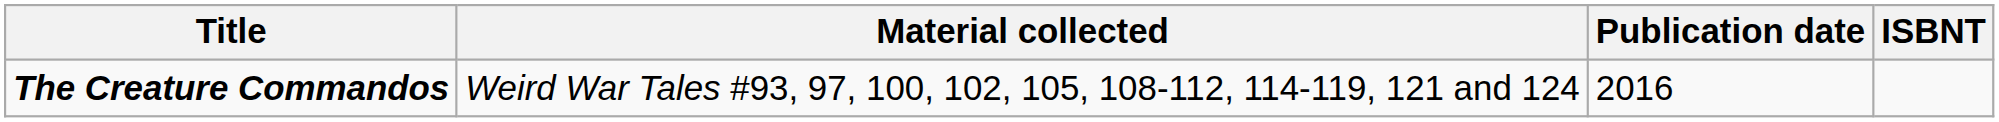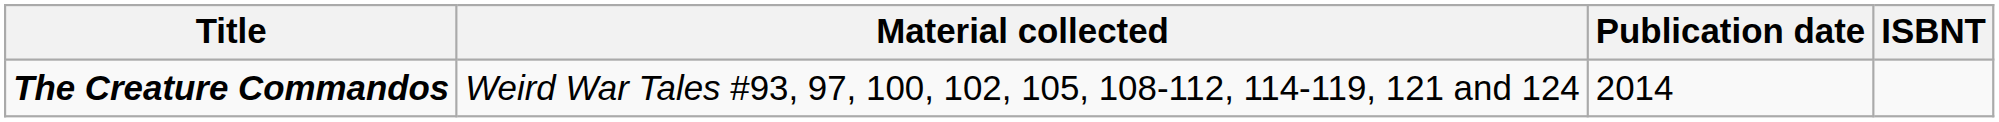(1635, 87) 2016 -> (1635, 87) 2014
